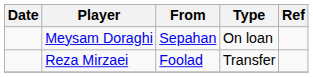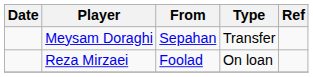(248, 38) On loan -> (249, 38) Transfer
(249, 60) Transfer -> (248, 60) On loan
